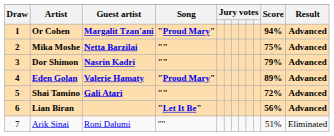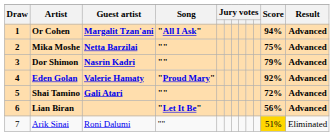(186, 32) "Proud Mary" -> (180, 32) "All I Ask"
(273, 78) 89% -> (273, 78) 92%
(273, 124) no background -> (273, 124) gold background
